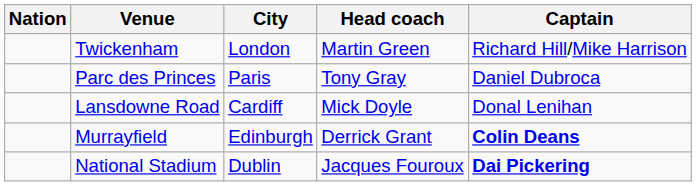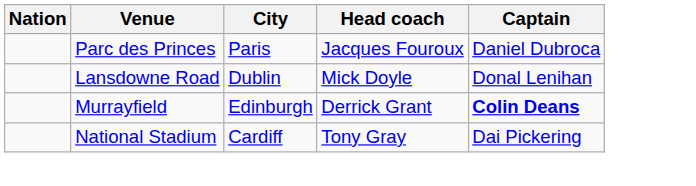- row: (127, 48)
(364, 78) Tony Gray -> (393, 48) Jacques Fouroux
(255, 107) Cardiff -> (254, 78) Dublin
(254, 166) Dublin -> (255, 136) Cardiff
(393, 166) Jacques Fouroux -> (364, 136) Tony Gray
(531, 166) bold -> (527, 136) normal
